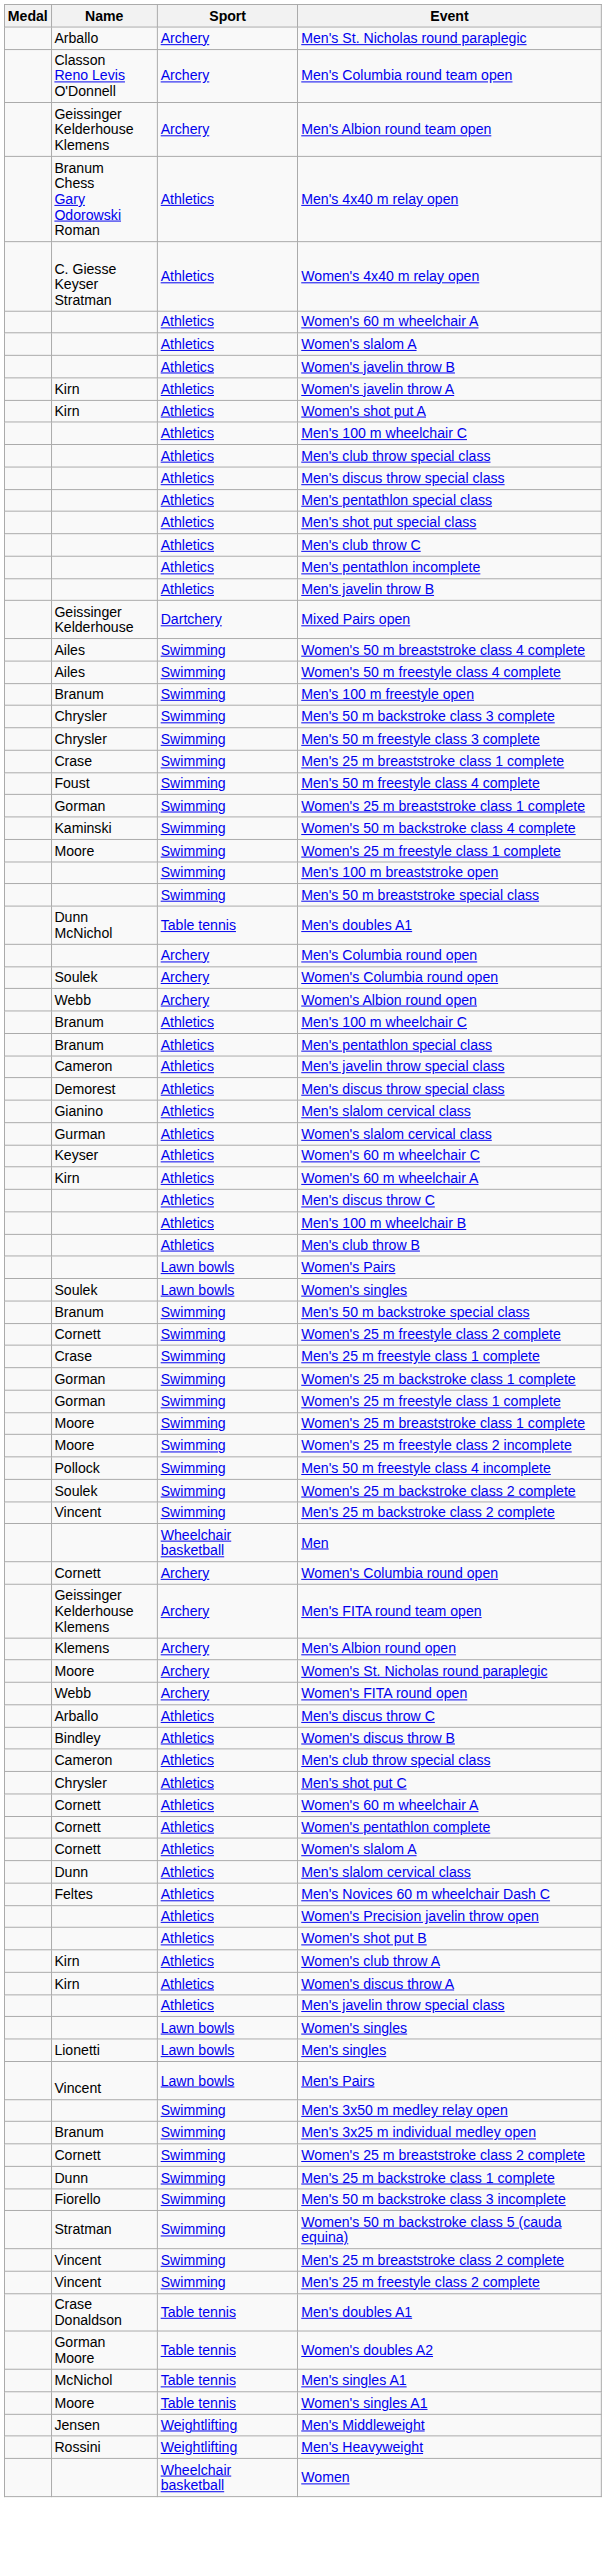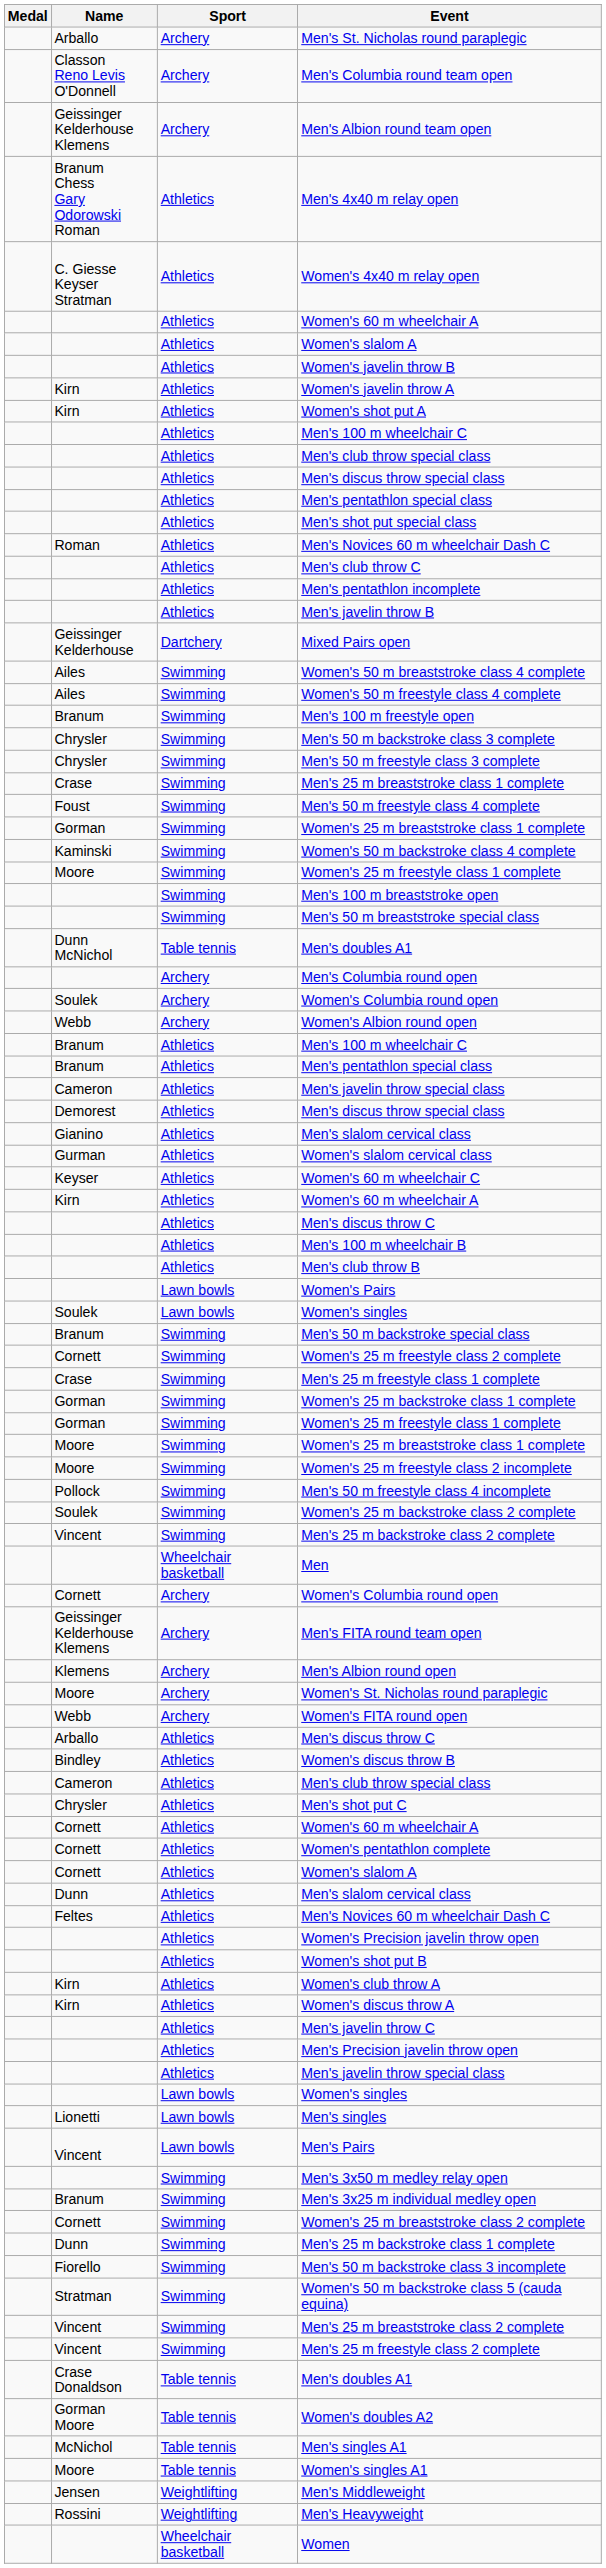+ row: (77, 545)
+ row: (104, 2028)
+ row: (104, 2051)
